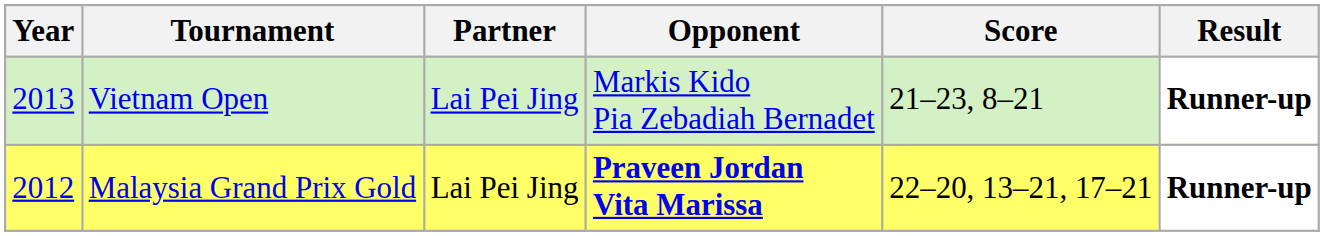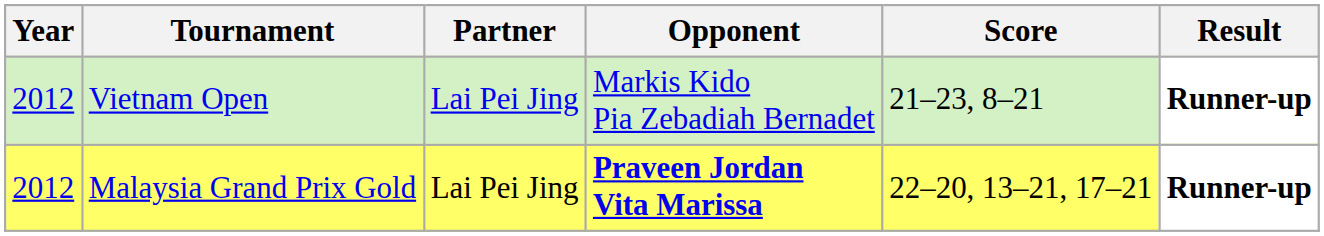(43, 99) 2013 -> (43, 99) 2012
